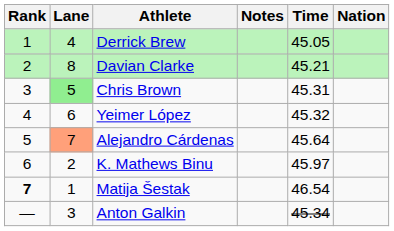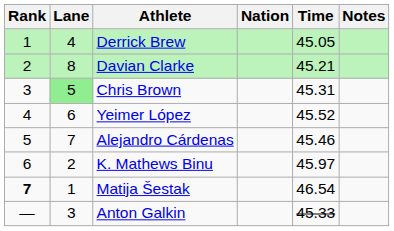columns swapped: (361, 16) <-> (262, 16)
(311, 115) 45.32 -> (316, 115) 45.52
(71, 139) lightsalmon background -> (71, 139) no background
(311, 139) 45.64 -> (316, 139) 45.46
(311, 213) 45.34 -> (316, 213) 45.33
